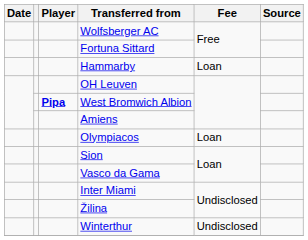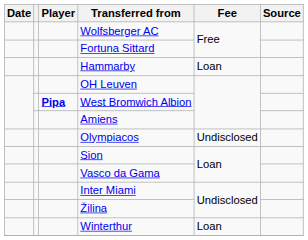(209, 137) Loan -> (227, 137) Undisclosed
(227, 226) Undisclosed -> (209, 226) Loan
